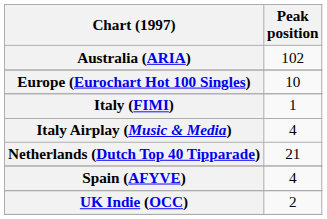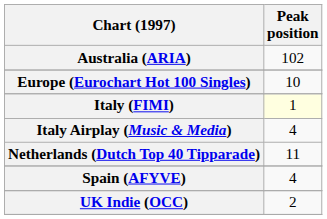(293, 105) no background -> (293, 105) lightyellow background
(293, 154) 21 -> (293, 154) 11
